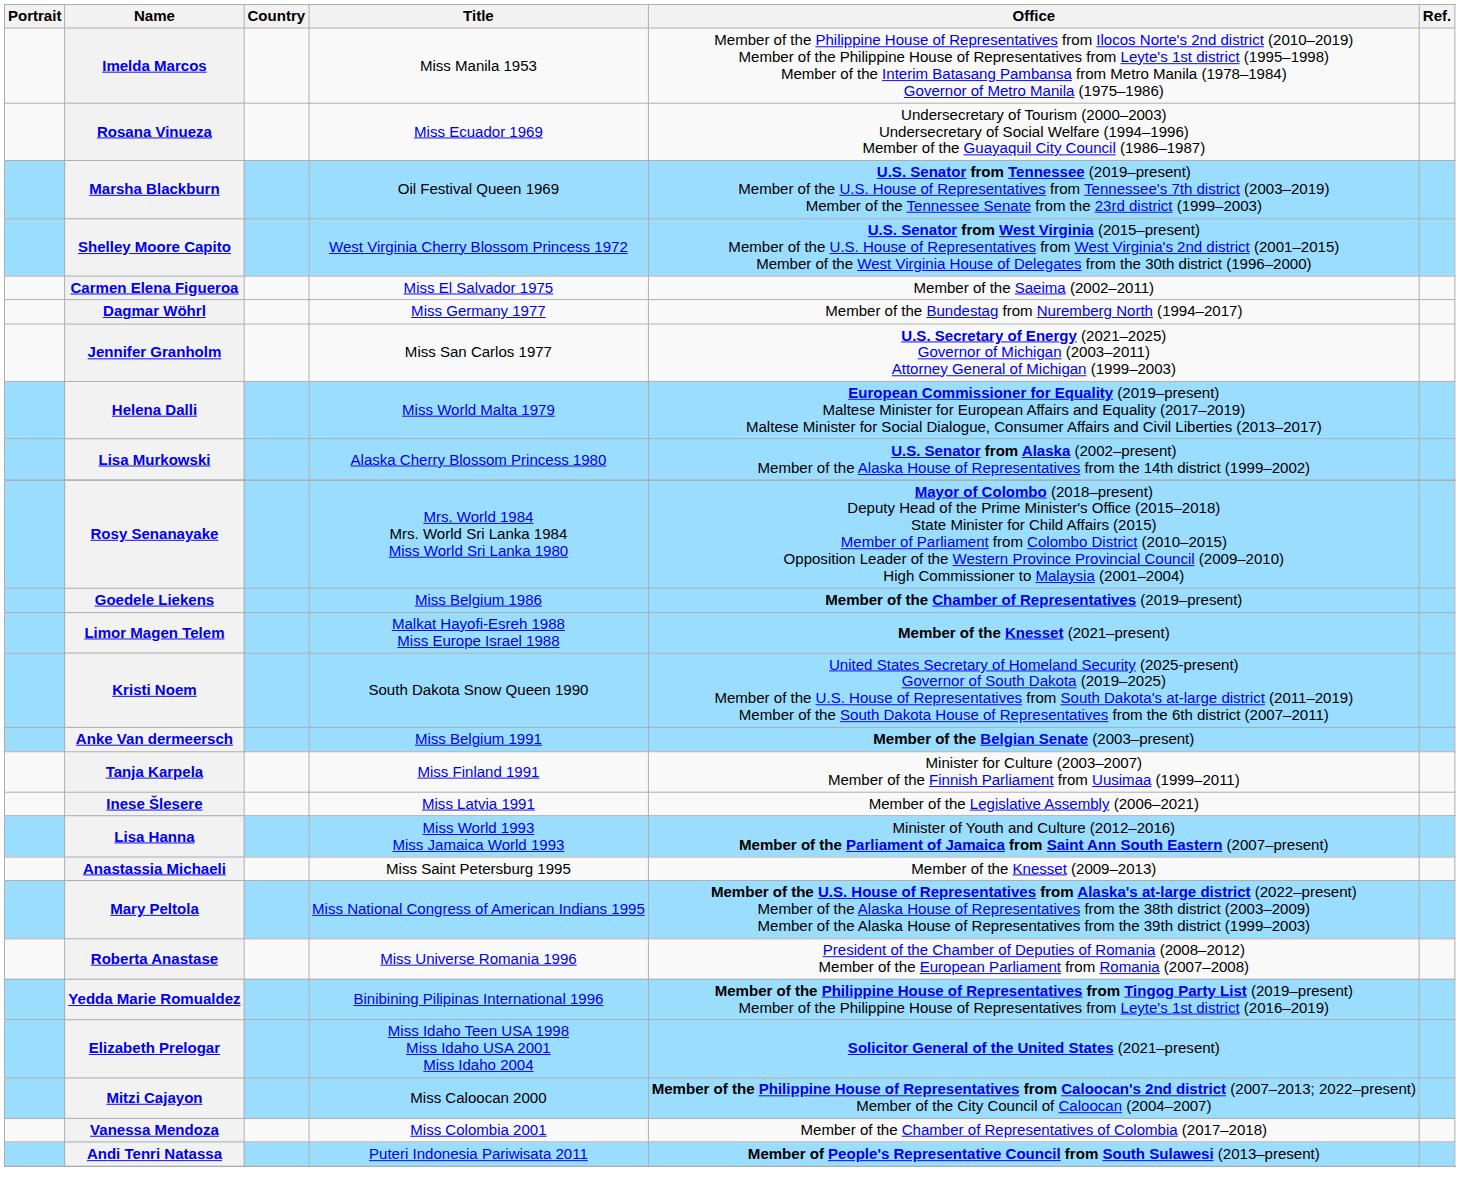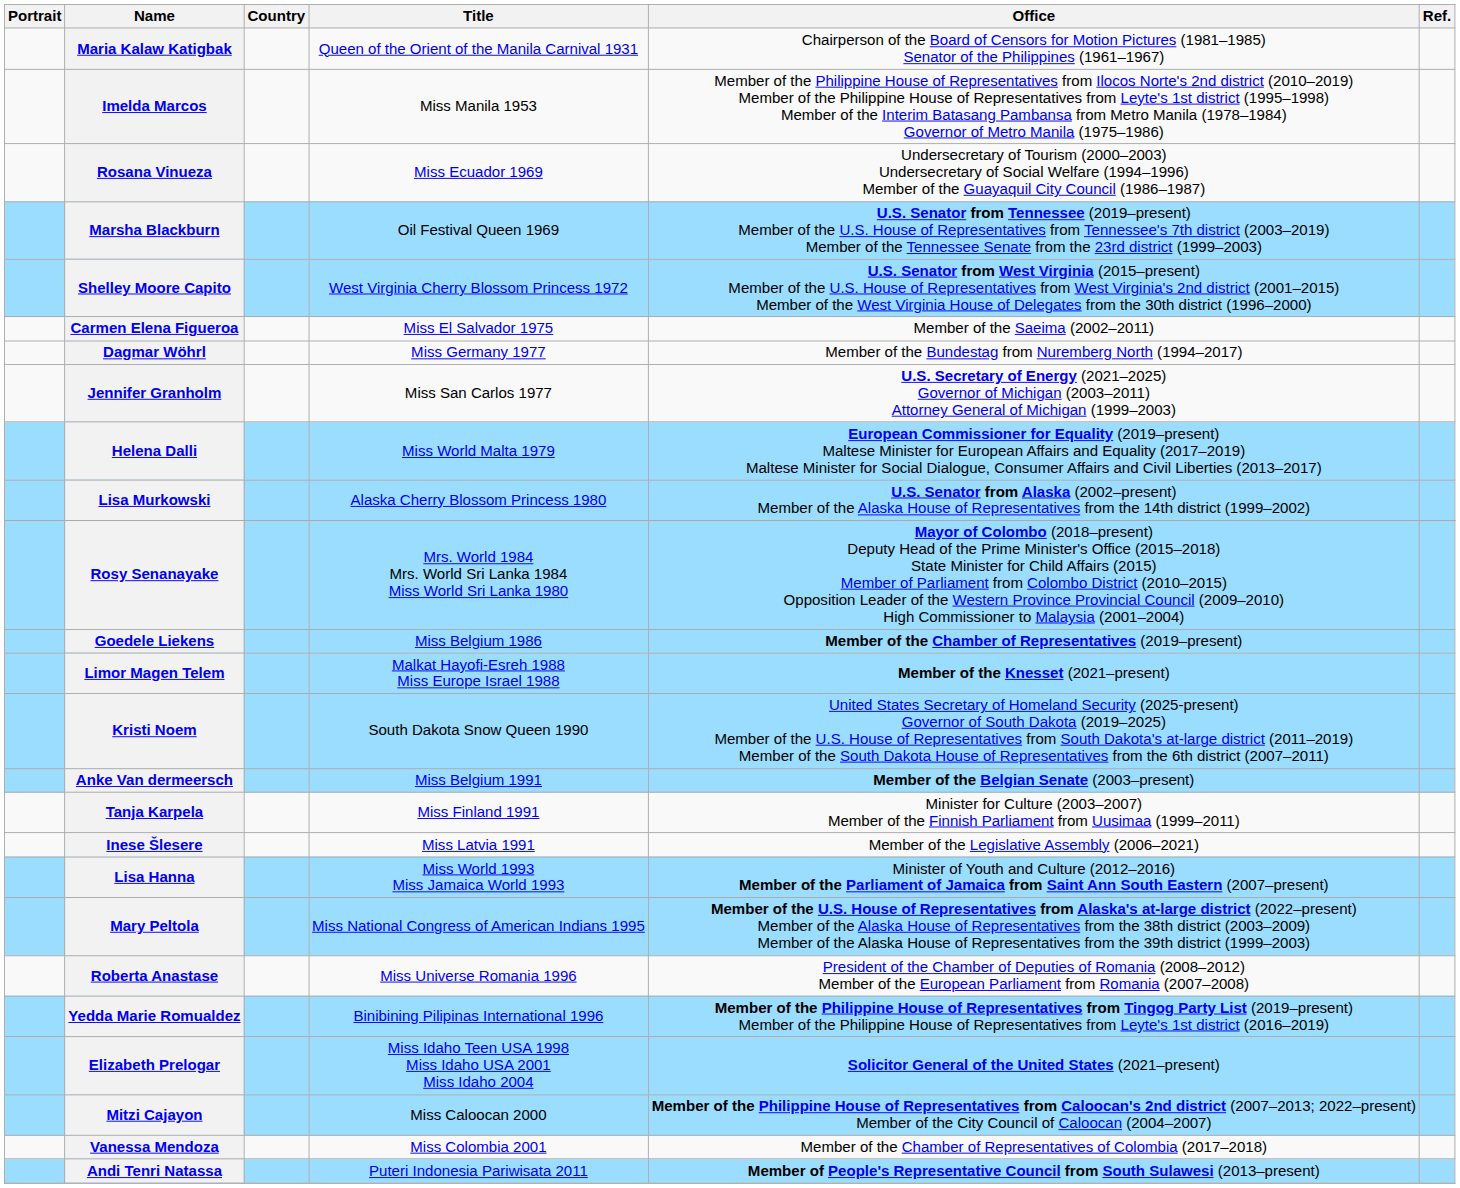+ row: (154, 48)
- row: (154, 868)
